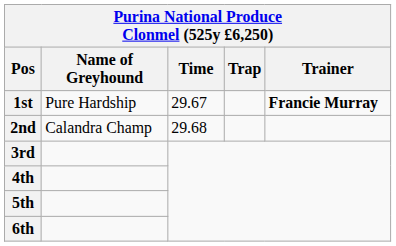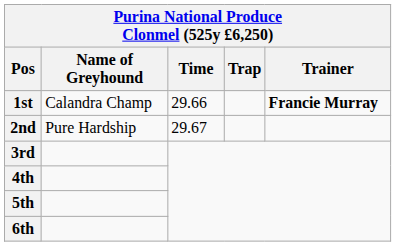(91, 102) Pure Hardship -> (99, 102) Calandra Champ
(189, 102) 29.67 -> (189, 102) 29.66
(99, 128) Calandra Champ -> (91, 128) Pure Hardship
(189, 128) 29.68 -> (189, 128) 29.67
